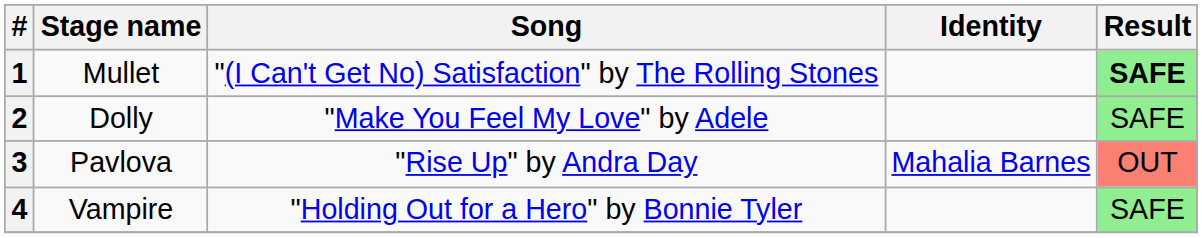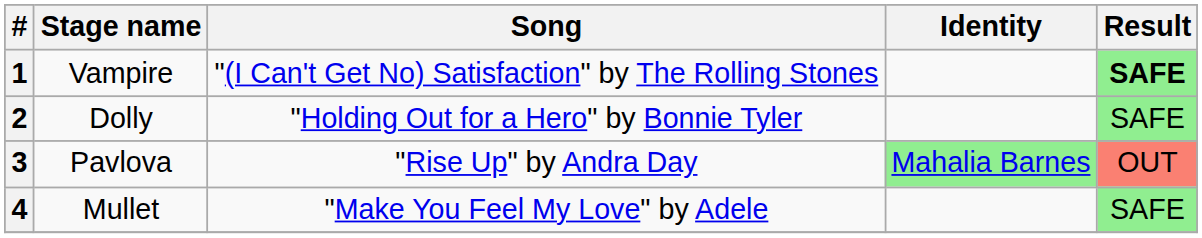(121, 72) Mullet -> (121, 72) Vampire
(546, 118) "Make You Feel My Love" by Adele -> (546, 118) "Holding Out for a Hero" by Bonnie Tyler
(991, 163) no background -> (991, 163) lightgreen background
(121, 208) Vampire -> (121, 208) Mullet
(546, 208) "Holding Out for a Hero" by Bonnie Tyler -> (546, 208) "Make You Feel My Love" by Adele
